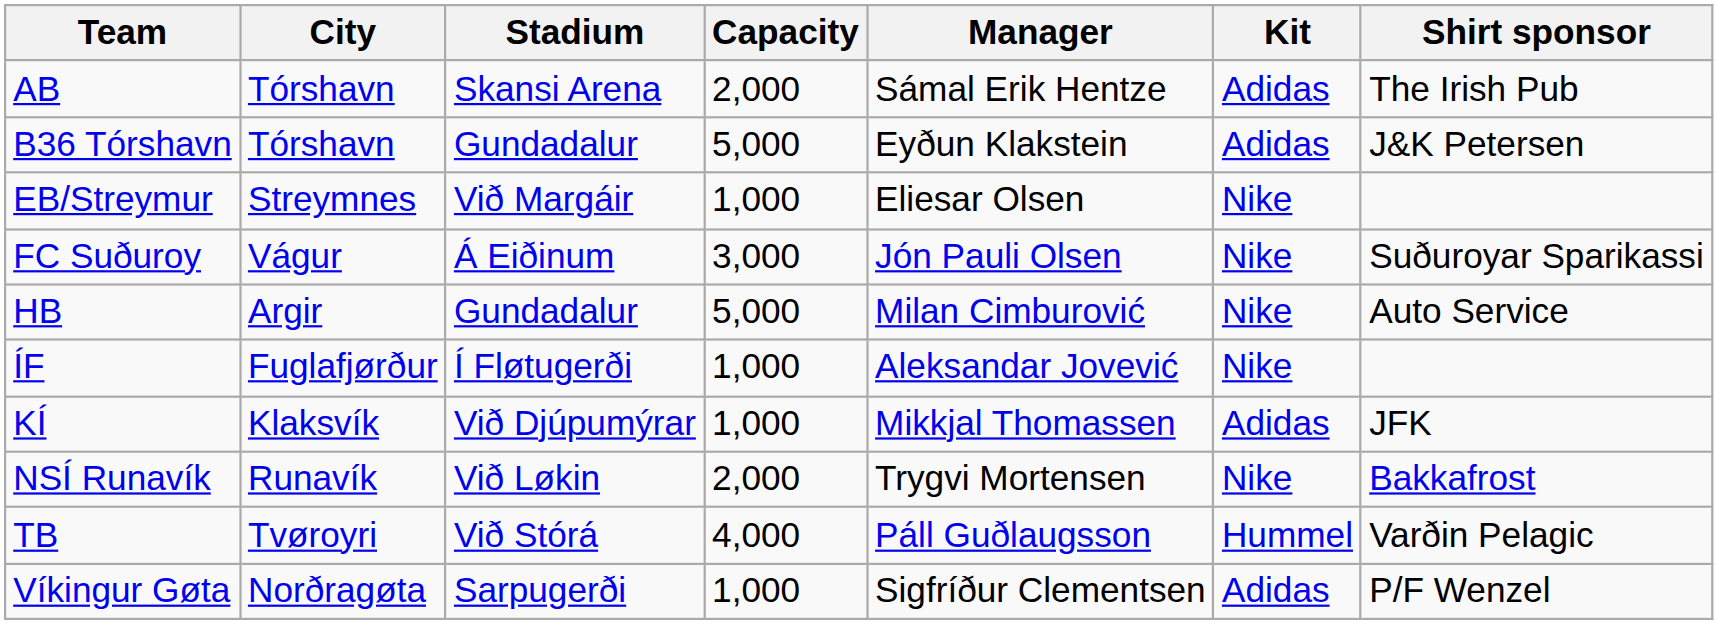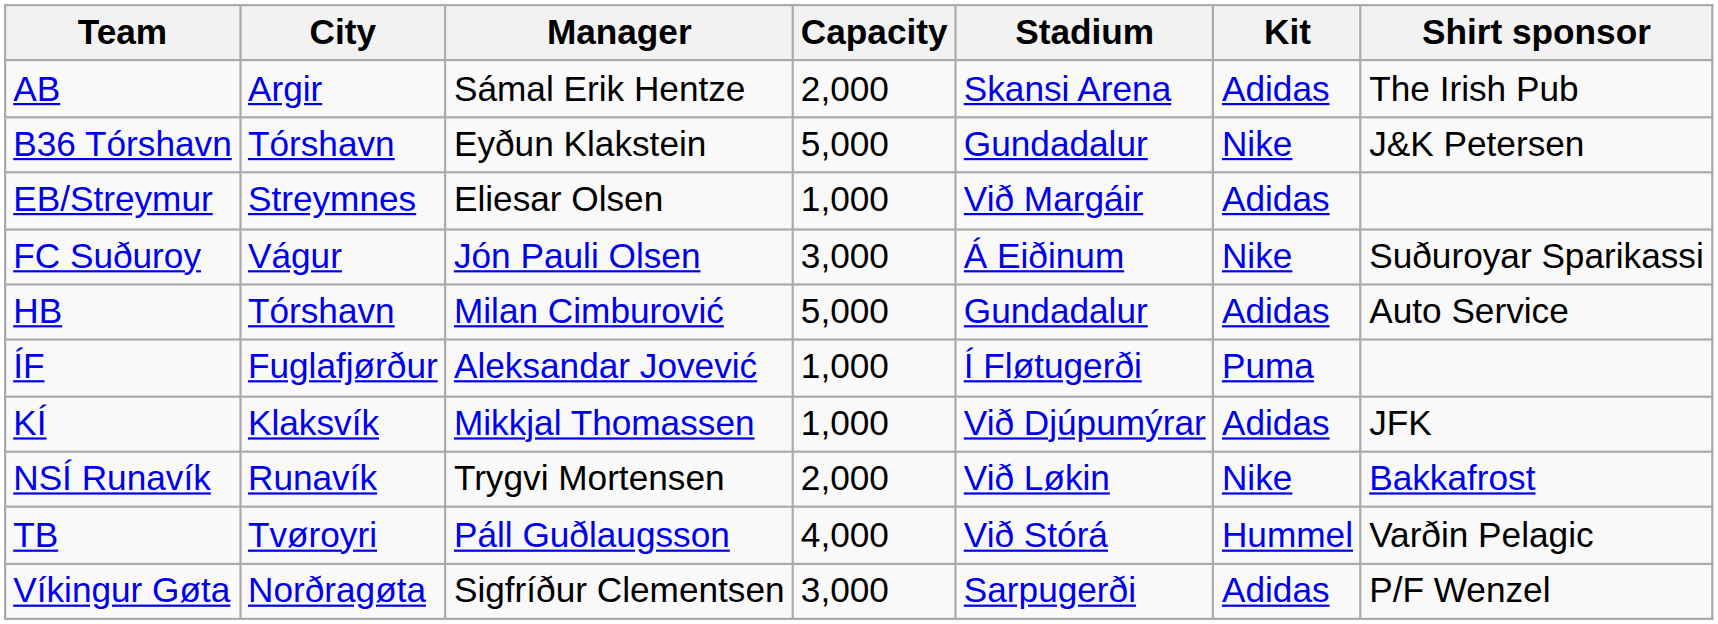columns swapped: (575, 32) <-> (1040, 32)
(321, 88) Tórshavn -> (285, 88) Argir
(1276, 144) Adidas -> (1257, 144) Nike
(1257, 199) Nike -> (1276, 199) Adidas
(285, 311) Argir -> (321, 311) Tórshavn
(1257, 311) Nike -> (1276, 311) Adidas
(1257, 367) Nike -> (1268, 367) Puma
(756, 590) 1,000 -> (845, 590) 3,000
